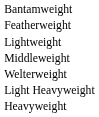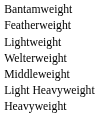rows swapped: (36, 74) <-> (37, 58)
